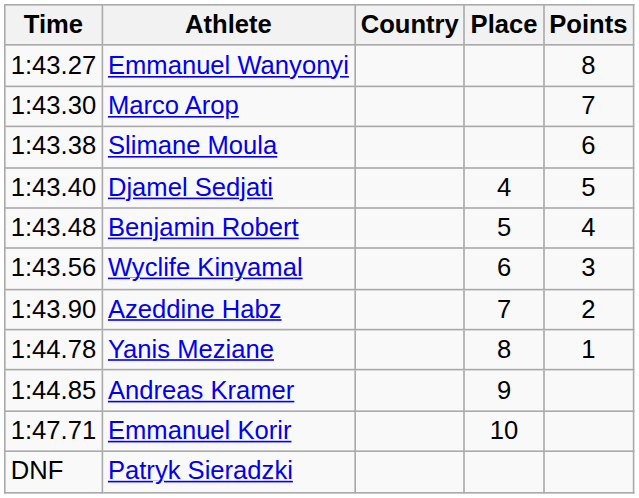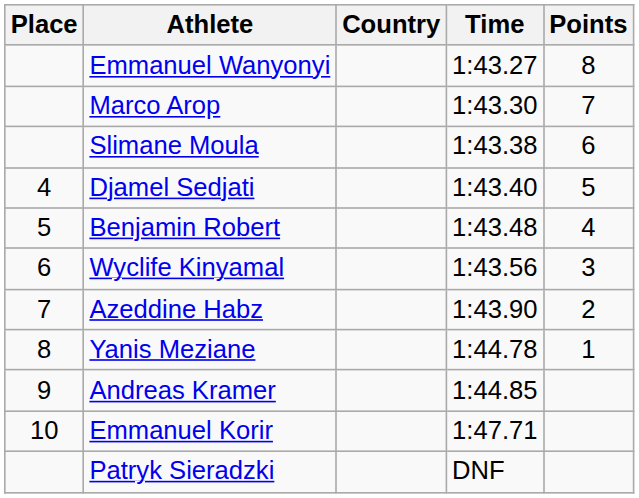columns swapped: (504, 24) <-> (53, 24)
